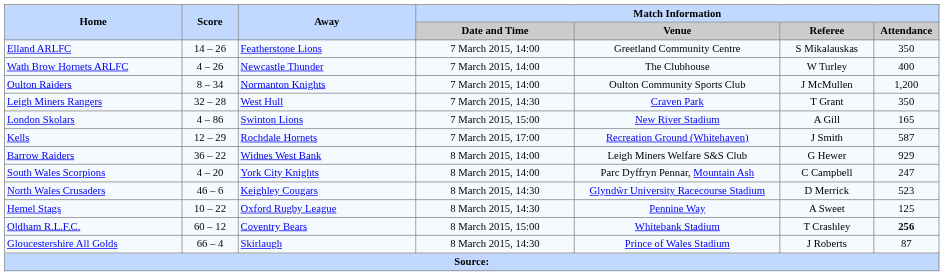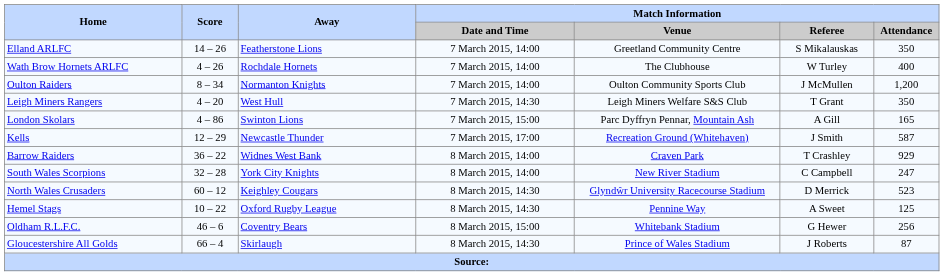(282, 66) Newcastle Thunder -> (279, 66) Rochdale Hornets
(210, 102) 32 – 28 -> (210, 102) 4 – 20
(677, 102) Craven Park -> (677, 102) Leigh Miners Welfare S&S Club
(677, 119) New River Stadium -> (677, 119) Parc Dyffryn Pennar, Mountain Ash
(279, 137) Rochdale Hornets -> (282, 137) Newcastle Thunder
(677, 155) Leigh Miners Welfare S&S Club -> (677, 155) Craven Park
(827, 155) G Hewer -> (827, 155) T Crashley
(210, 173) 4 – 20 -> (210, 173) 32 – 28
(677, 173) Parc Dyffryn Pennar, Mountain Ash -> (677, 173) New River Stadium
(210, 190) 46 – 6 -> (210, 190) 60 – 12
(210, 226) 60 – 12 -> (210, 226) 46 – 6
(827, 226) T Crashley -> (827, 226) G Hewer
(906, 226) bold -> (906, 226) normal
